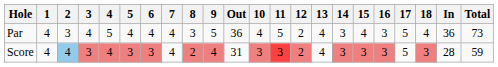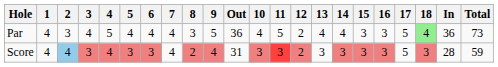(343, 33) 3 -> (343, 33) 4
(364, 33) 4 -> (364, 33) 3
(426, 33) no background -> (426, 33) lightgreen background
(322, 52) 4 -> (322, 52) 3
